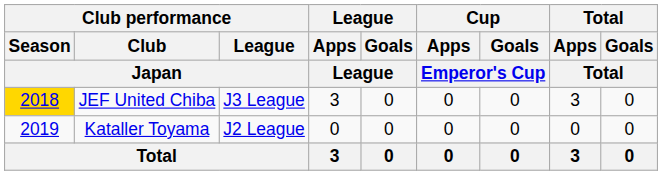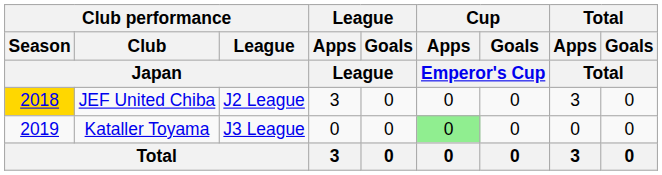(264, 101) J3 League -> (264, 101) J2 League
(264, 128) J2 League -> (264, 128) J3 League
(449, 128) no background -> (449, 128) lightgreen background
